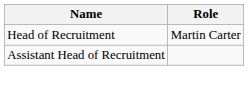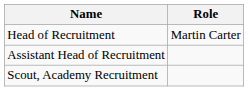+ row: (83, 75)
